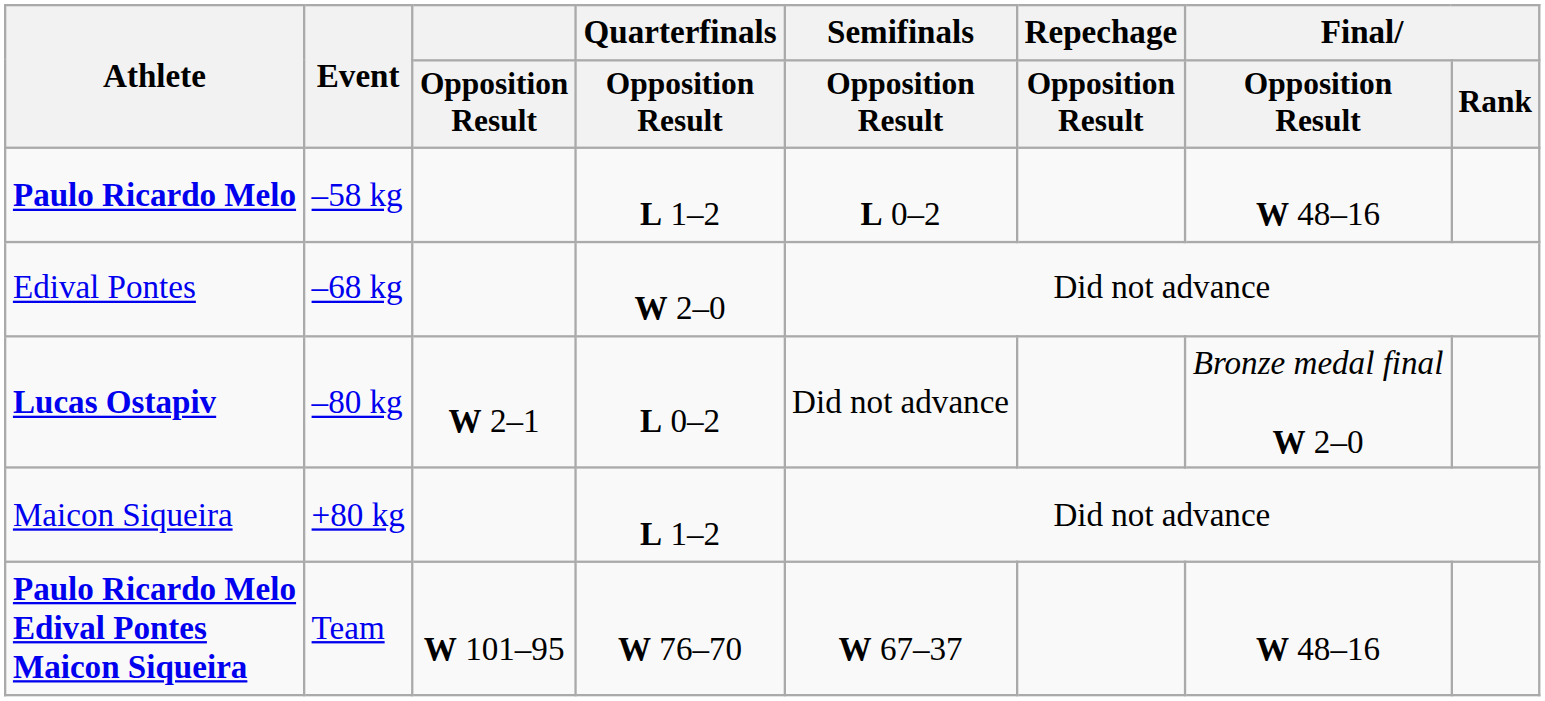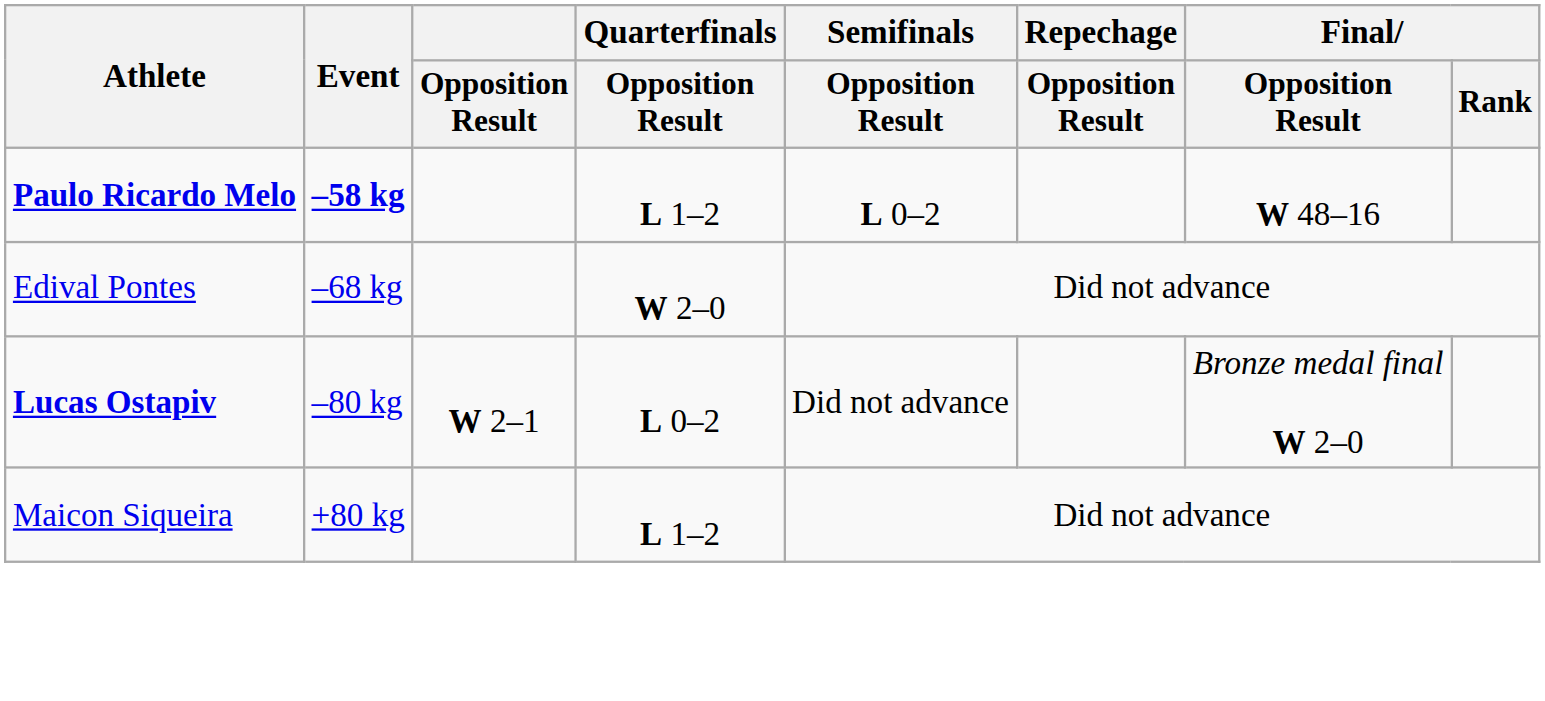(357, 194) normal -> (358, 194) bold
- row: (154, 628)
